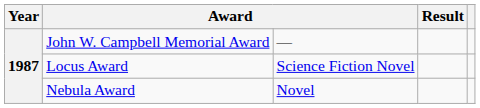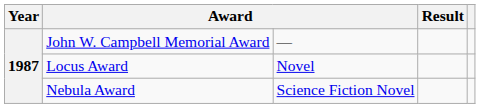(346, 66) Science Fiction Novel -> (296, 66) Novel
(296, 90) Novel -> (346, 90) Science Fiction Novel
